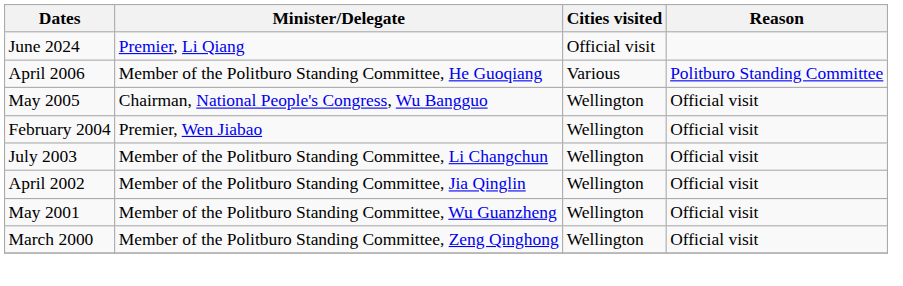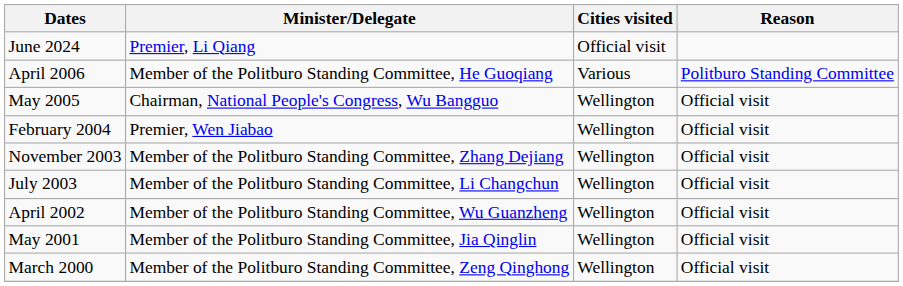+ row: (65, 156)
(322, 184) Member of the Politburo Standing Committee, Jia Qinglin -> (348, 211) Member of the Politburo Standing Committee, Wu Guanzheng
(338, 211) Member of the Politburo Standing Committee, Wu Guanzheng -> (333, 239) Member of the Politburo Standing Committee, Jia Qinglin
